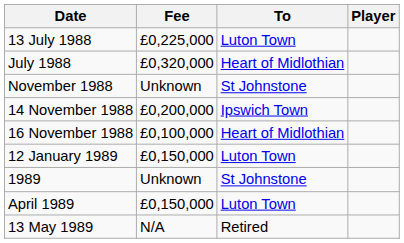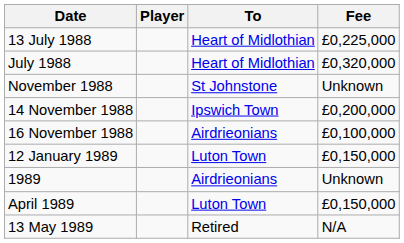columns swapped: (373, 16) <-> (177, 16)
(258, 40) Luton Town -> (253, 40) Heart of Midlothian
(282, 133) Heart of Midlothian -> (234, 133) Airdrieonians
(264, 180) St Johnstone -> (234, 180) Airdrieonians
